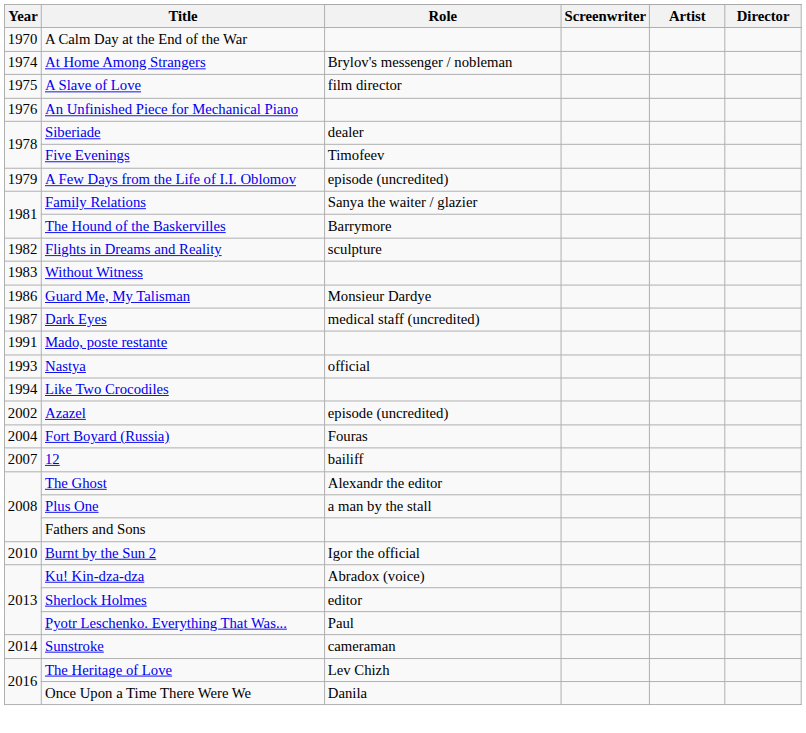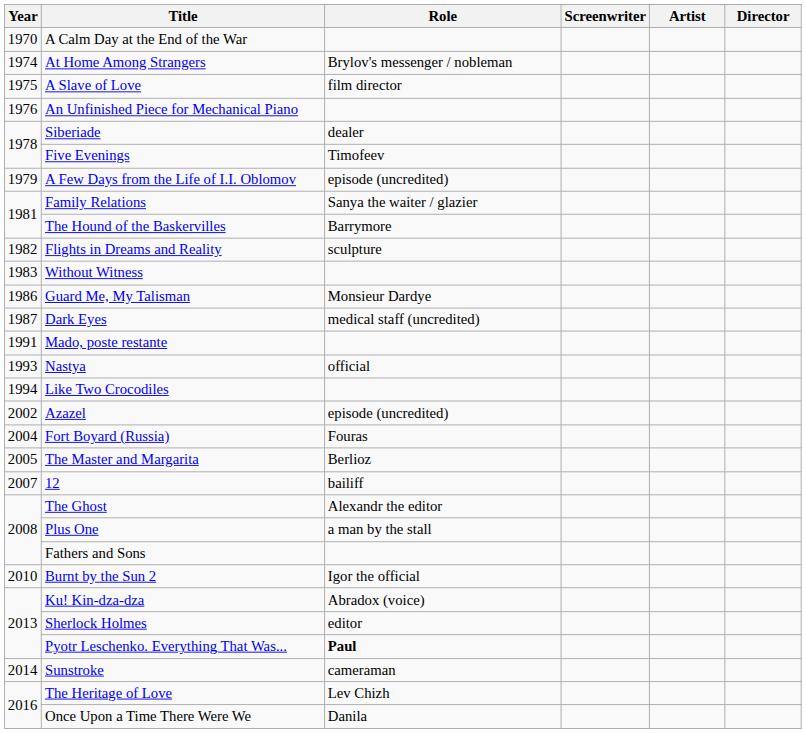+ row: (122, 459)
(341, 623) normal -> (342, 646) bold
